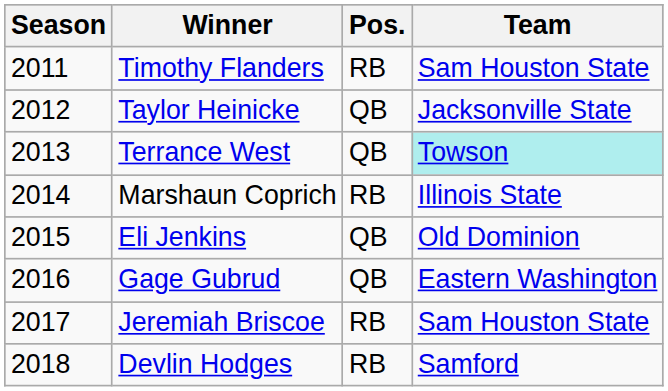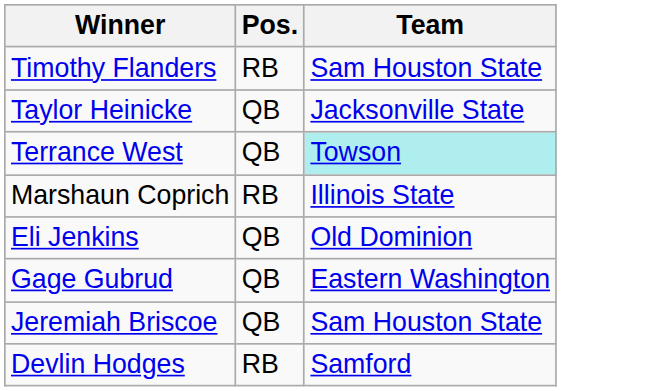- column: (59, 25)
(368, 322) RB -> (261, 322) QB
